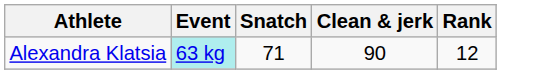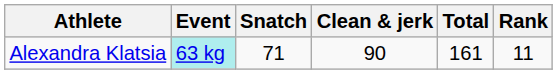+ column: (466, 21)
(467, 53) 12 -> (523, 53) 11
